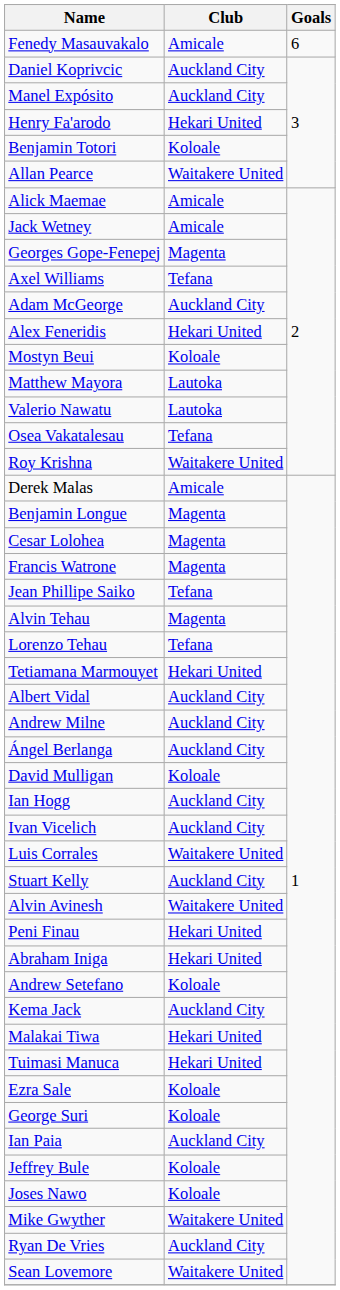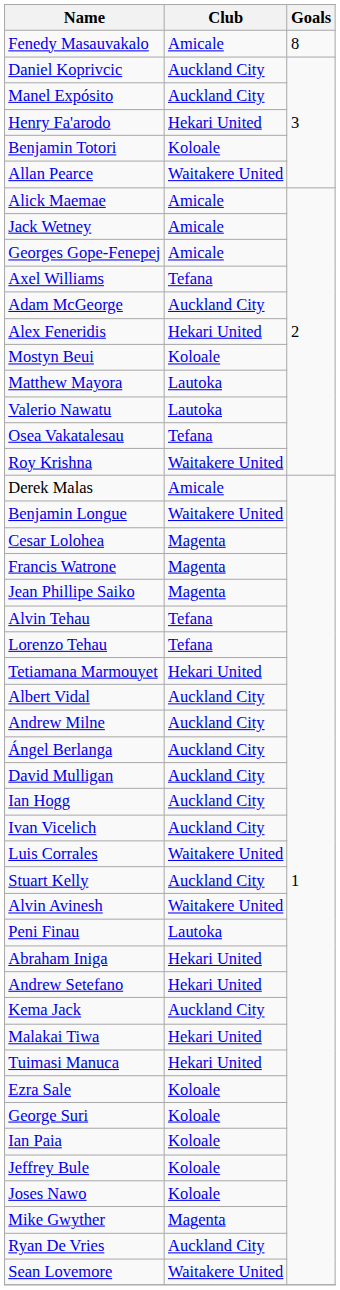(295, 43) 6 -> (295, 43) 8
(197, 252) Magenta -> (196, 252) Amicale
(197, 514) Magenta -> (226, 514) Waitakere United
(190, 592) Tefana -> (197, 592) Magenta
(197, 618) Magenta -> (190, 618) Tefana
(194, 775) Koloale -> (216, 775) Auckland City
(215, 932) Hekari United -> (195, 932) Lautoka
(194, 984) Koloale -> (215, 984) Hekari United
(216, 1141) Auckland City -> (194, 1141) Koloale
(226, 1219) Waitakere United -> (197, 1219) Magenta
